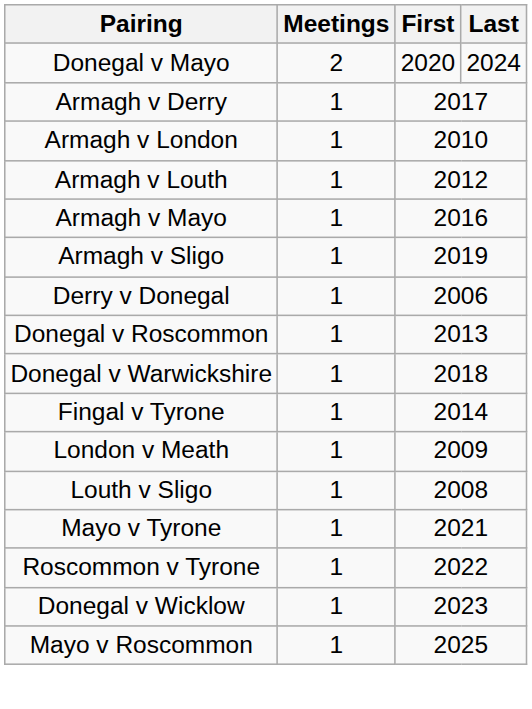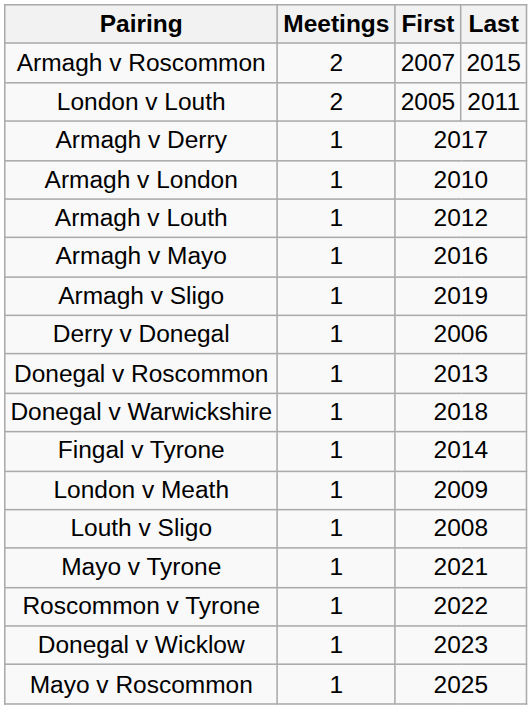+ row: (141, 62)
- row: (141, 62)
+ row: (141, 101)
